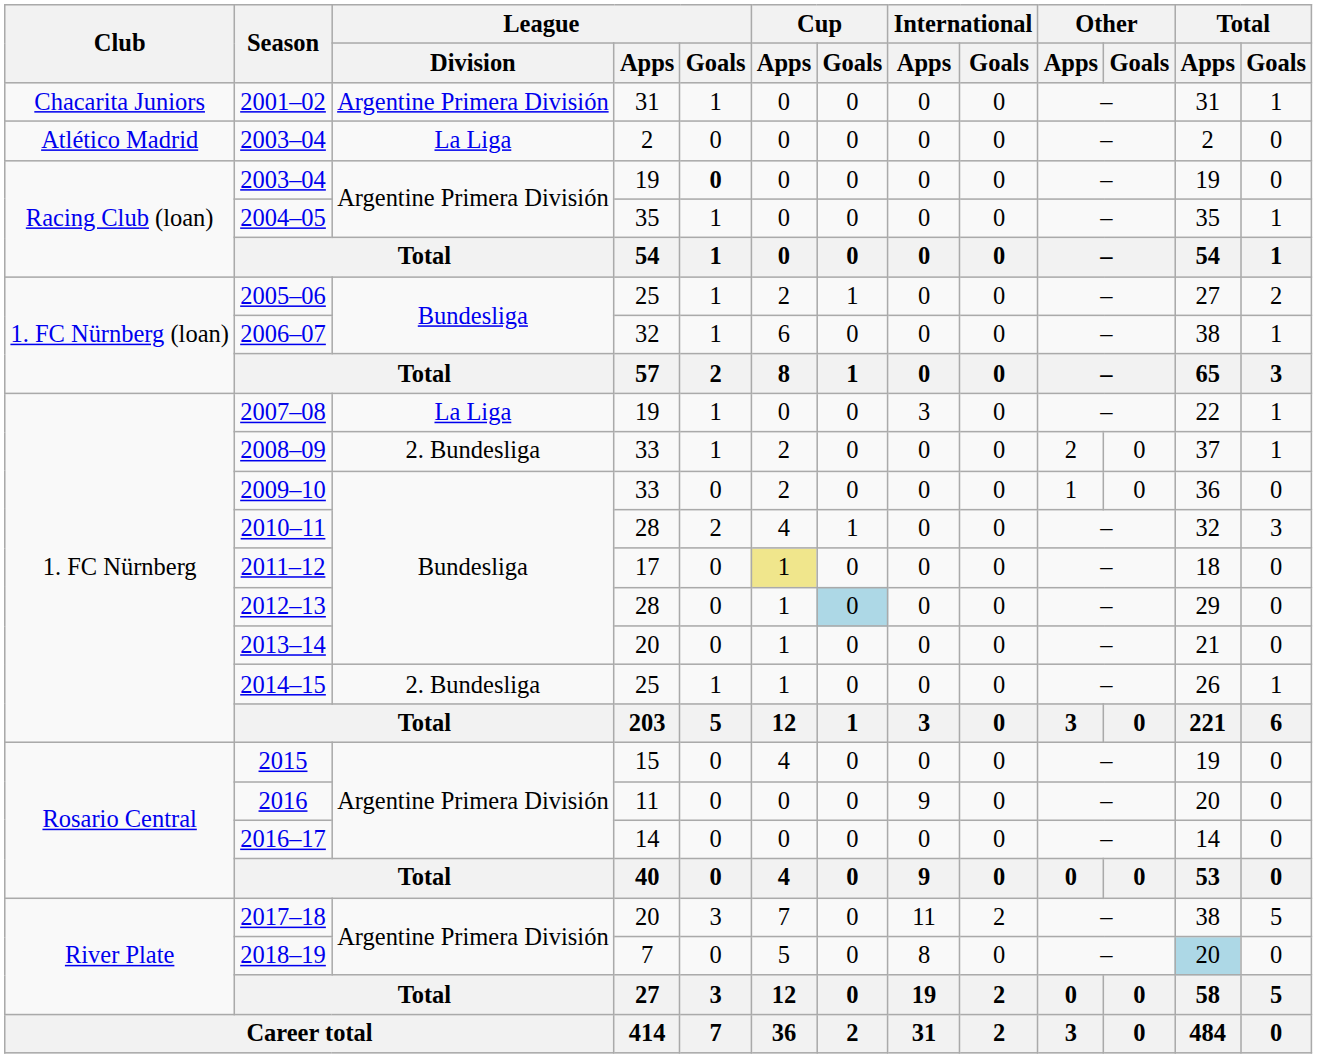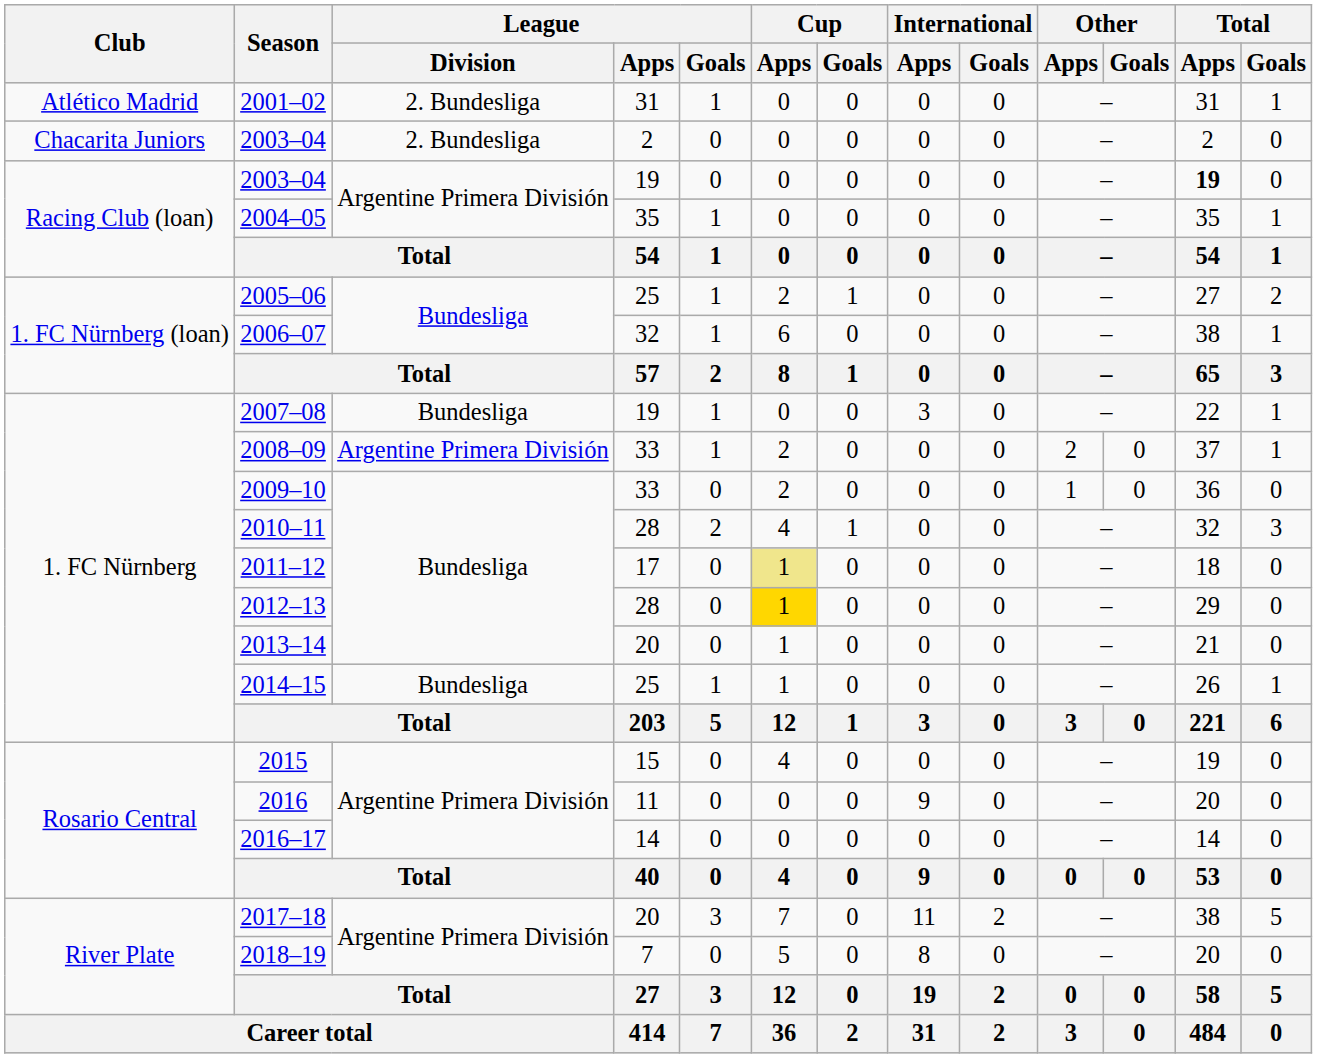(120, 101) Chacarita Juniors -> (120, 101) Atlético Madrid
(473, 101) Argentine Primera División -> (473, 101) 2. Bundesliga
(120, 140) Atlético Madrid -> (120, 140) Chacarita Juniors
(473, 140) La Liga -> (473, 140) 2. Bundesliga
(716, 179) bold -> (716, 179) normal
(1208, 179) normal -> (1208, 179) bold
(473, 412) La Liga -> (473, 412) Bundesliga
(473, 450) 2. Bundesliga -> (473, 450) Argentine Primera División
(784, 606) no background -> (784, 606) gold background
(852, 606) lightblue background -> (852, 606) no background
(473, 683) 2. Bundesliga -> (473, 683) Bundesliga
(1208, 955) lightblue background -> (1208, 955) no background
